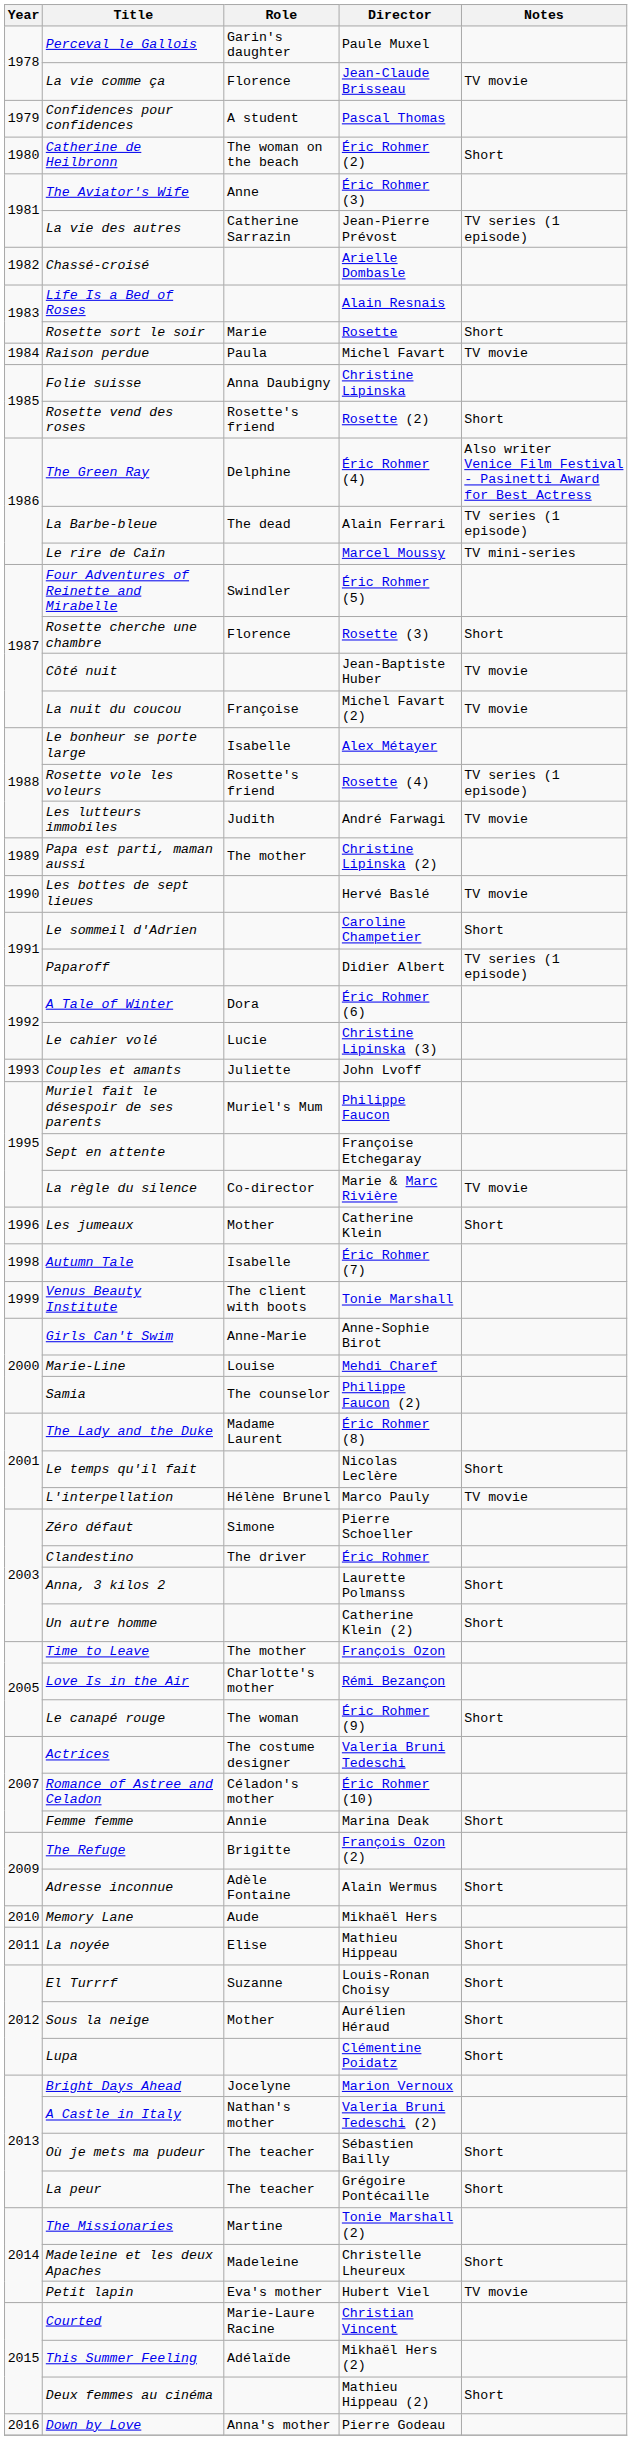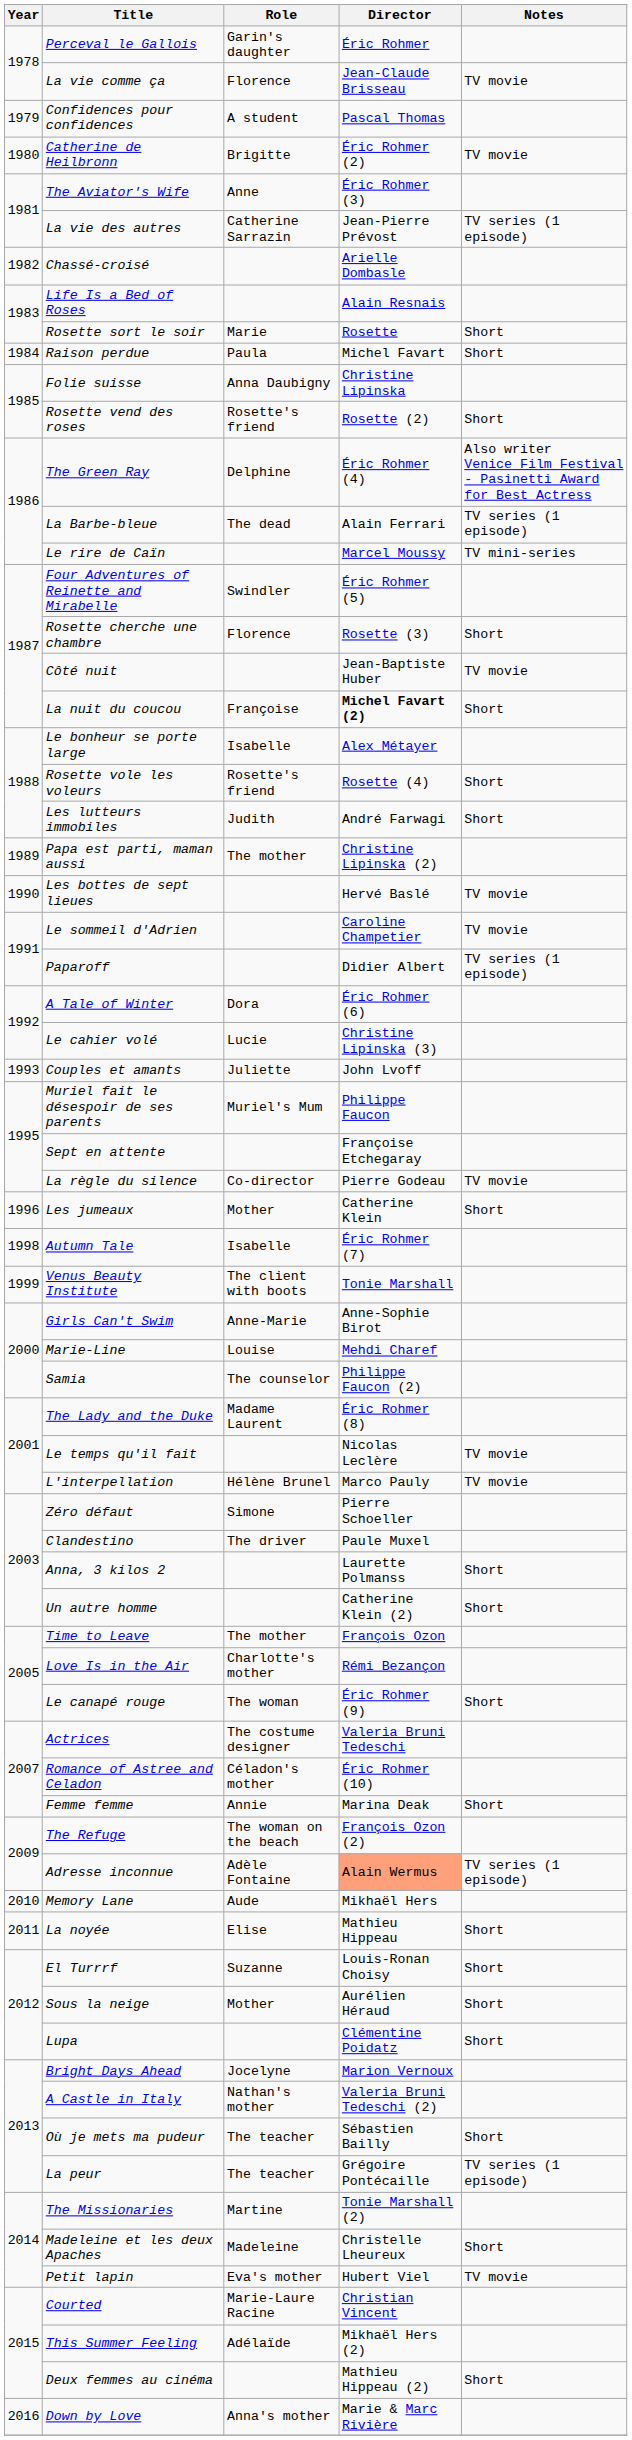(386, 45) Paule Muxel -> (386, 45) Éric Rohmer
(275, 155) The woman on the beach -> (259, 155) Brigitte
(484, 155) Short -> (496, 155) TV movie
(496, 354) TV movie -> (484, 354) Short
(394, 709) normal -> (394, 709) bold
(496, 709) TV movie -> (484, 709) Short
(512, 783) TV series (1 episode) -> (484, 783) Short
(496, 820) TV movie -> (484, 820) Short
(484, 930) Short -> (496, 930) TV movie
(390, 1189) Marie & Marc Rivière -> (394, 1181) Pierre Godeau
(484, 1469) Short -> (496, 1454) TV movie
(386, 1557) Éric Rohmer -> (386, 1541) Paule Muxel
(259, 1851) Brigitte -> (275, 1835) The woman on the beach
(390, 1887) no background -> (390, 1872) lightsalmon background
(484, 1887) Short -> (512, 1872) TV series (1 episode)
(484, 2189) Short -> (512, 2174) TV series (1 episode)
(394, 2424) Pierre Godeau -> (390, 2417) Marie & Marc Rivière
